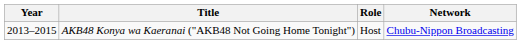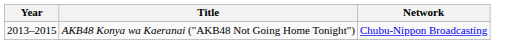- column: (371, 13)
